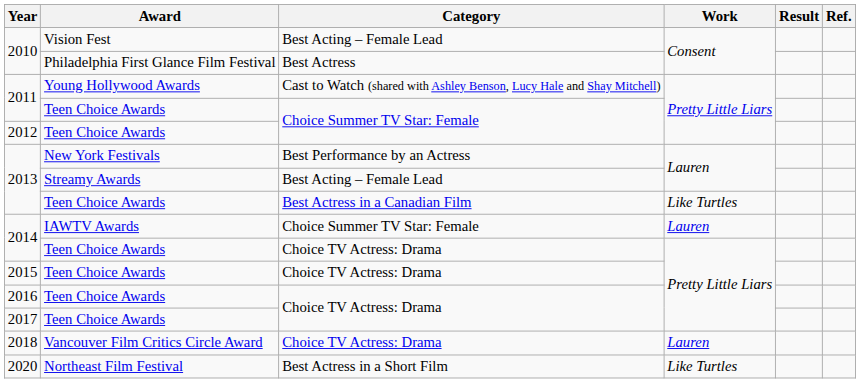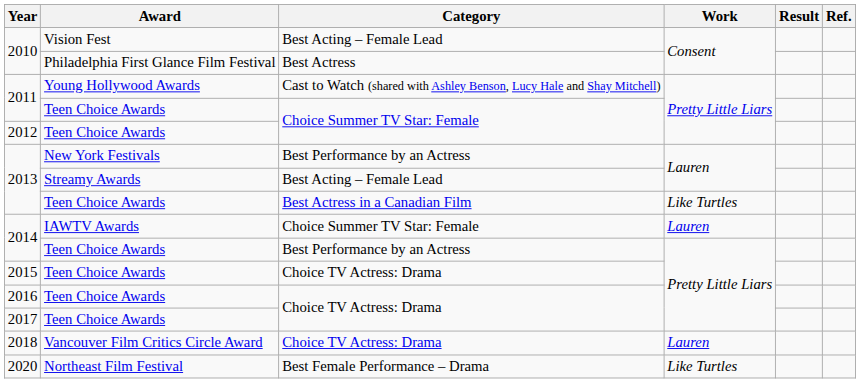(362, 249) Choice TV Actress: Drama -> (376, 249) Best Performance by an Actress
(365, 366) Best Actress in a Short Film -> (386, 366) Best Female Performance – Drama
